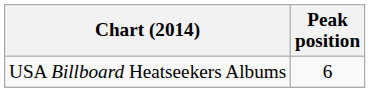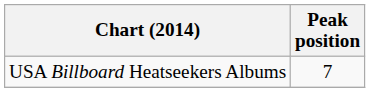(328, 71) 6 -> (328, 71) 7
